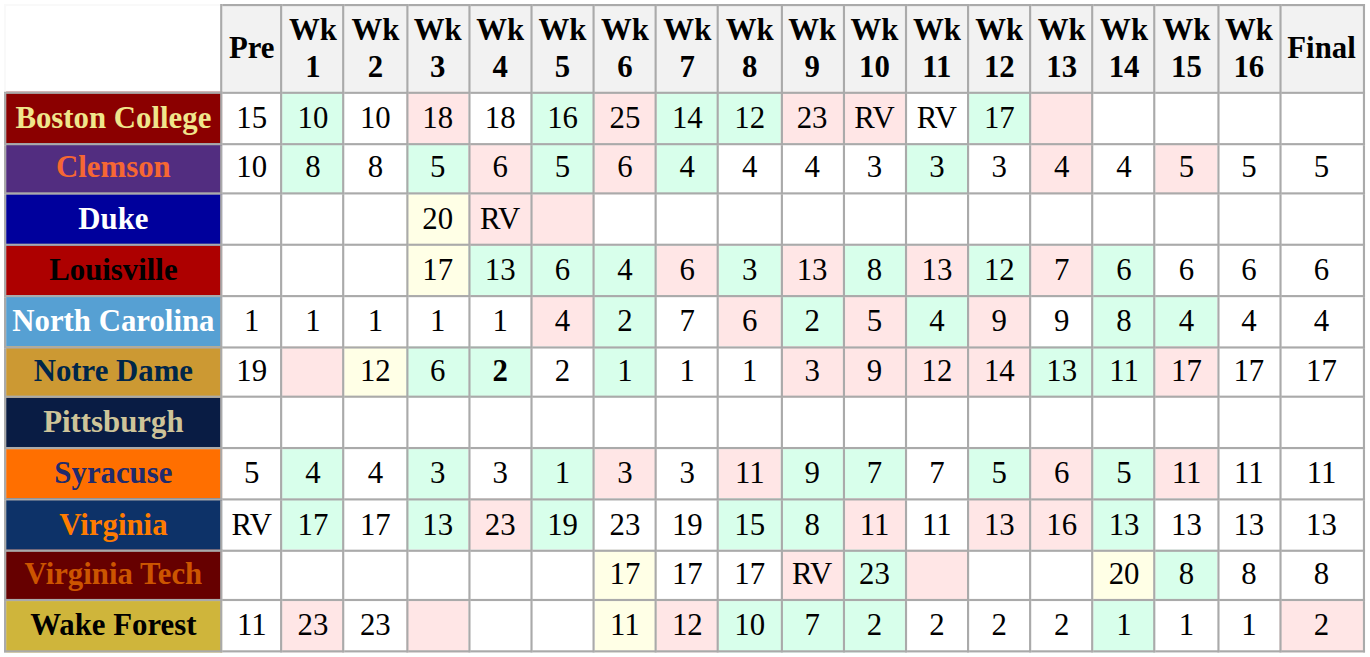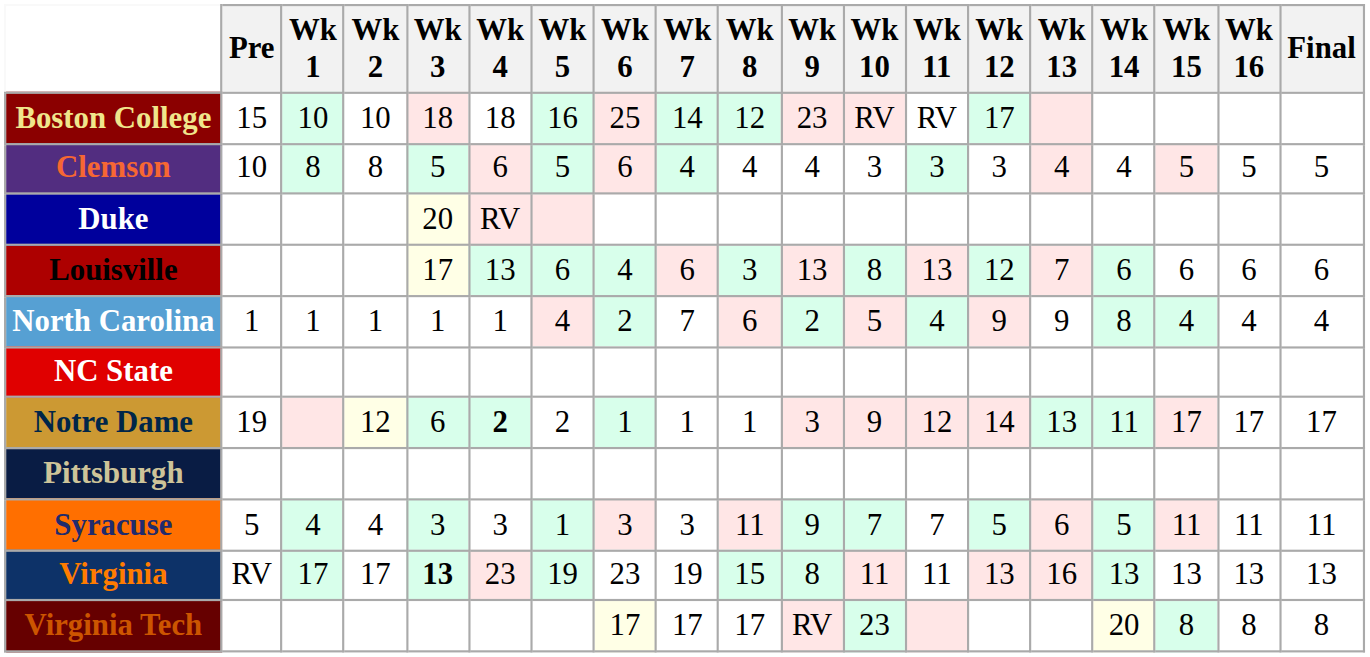+ row: (113, 371)
(438, 524) normal -> (438, 574) bold
- row: (113, 625)
